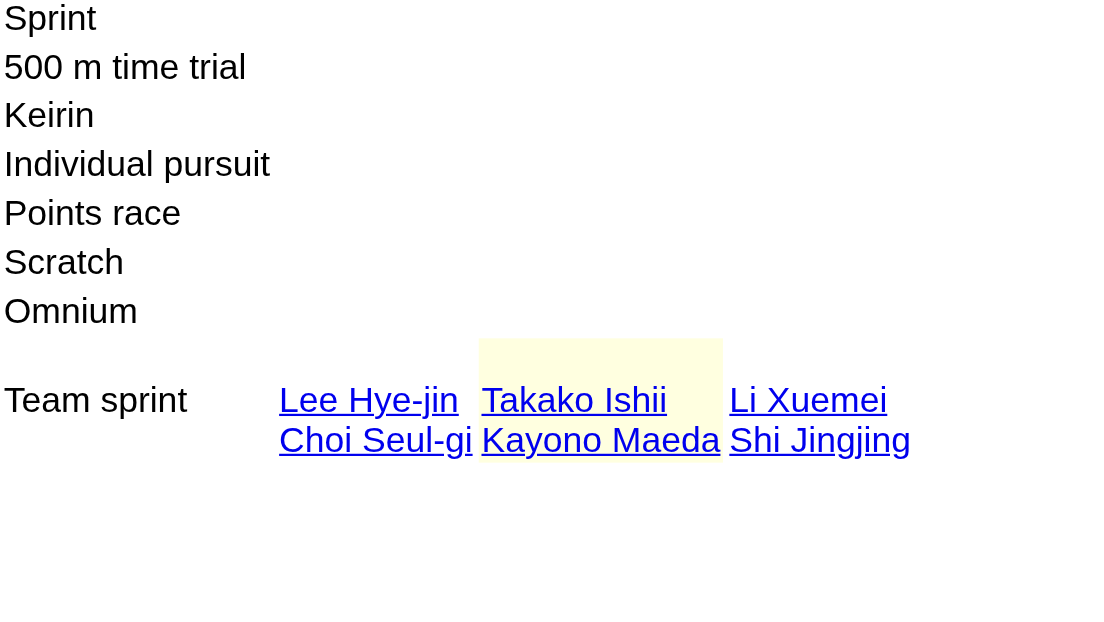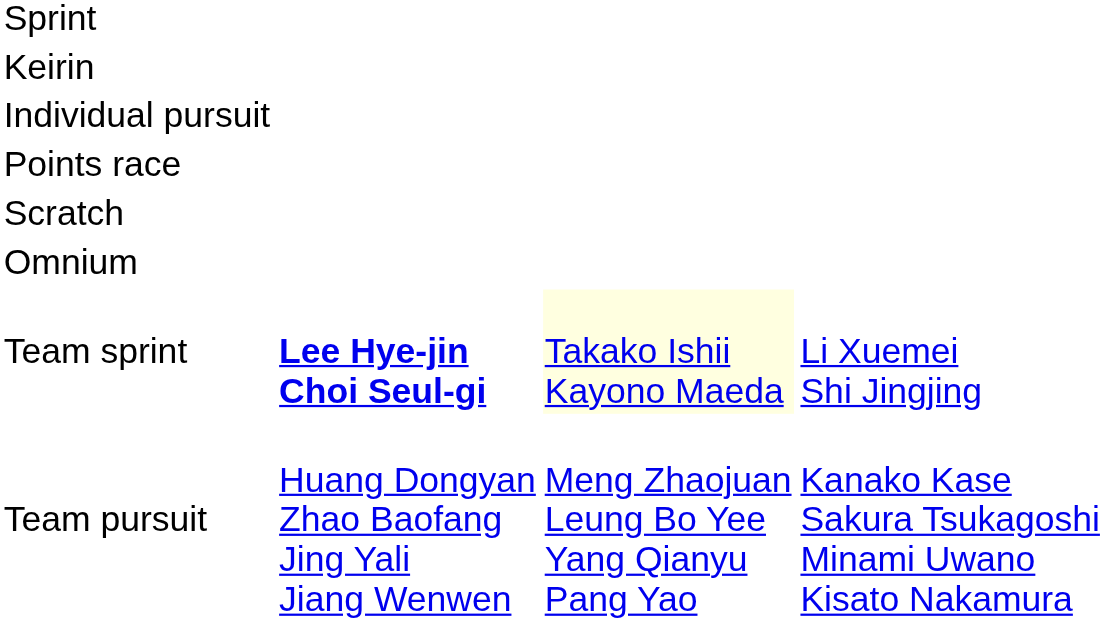- row: (125, 66)
(376, 419) normal -> (383, 371) bold
+ row: (105, 519)
